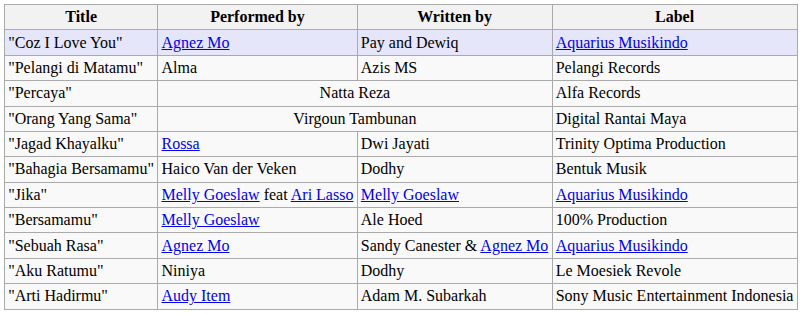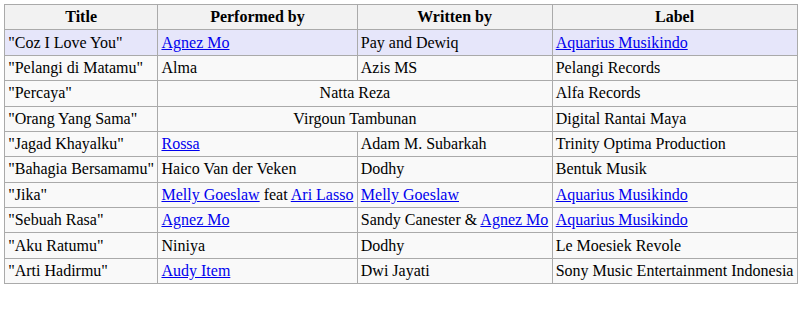(395, 144) Dwi Jayati -> (424, 144) Adam M. Subarkah
- row: (53, 220)
(424, 296) Adam M. Subarkah -> (395, 270) Dwi Jayati
